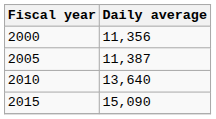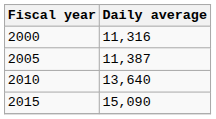(127, 37) 11,356 -> (127, 37) 11,316
